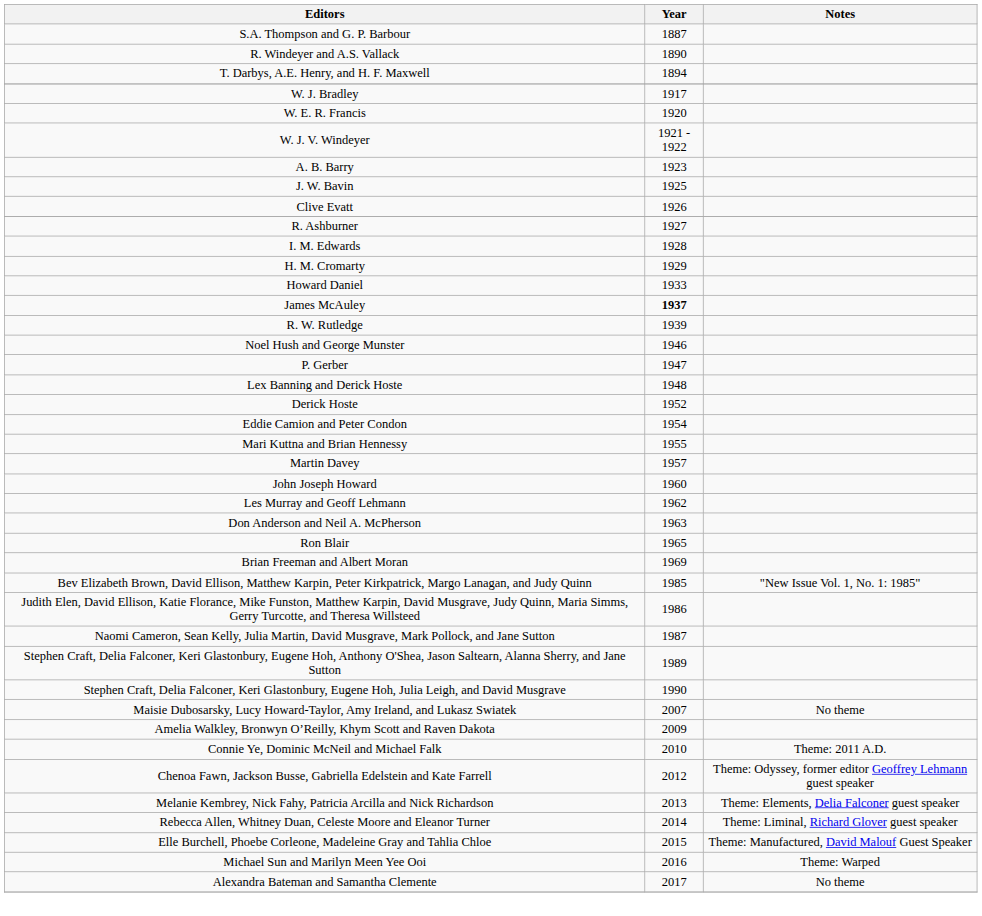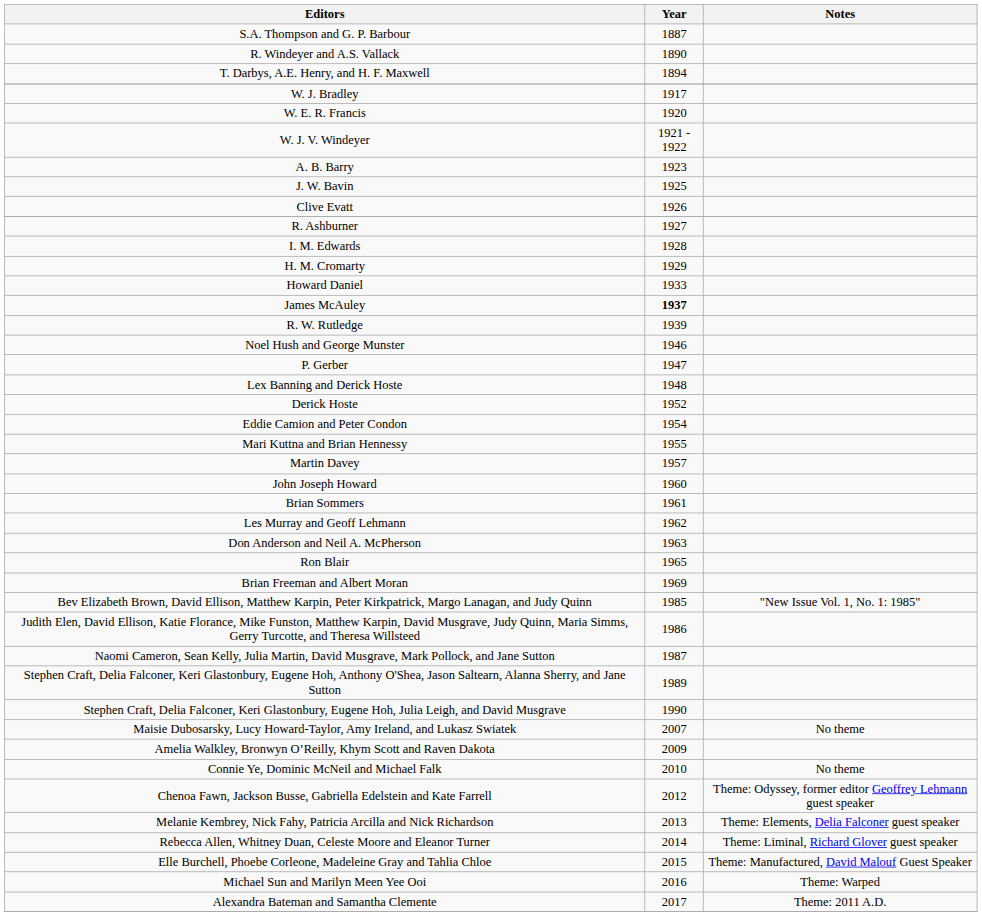+ row: (325, 503)
(840, 749) Theme: 2011 A.D. -> (840, 769) No theme
(840, 882) No theme -> (840, 901) Theme: 2011 A.D.
